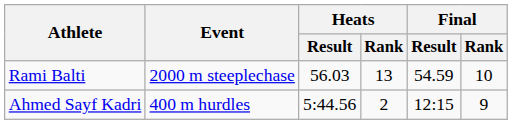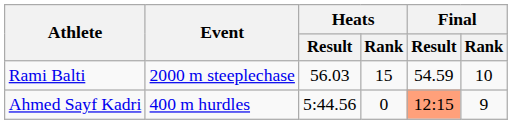(384, 75) 13 -> (384, 75) 15
(384, 104) 2 -> (384, 104) 0
(434, 104) no background -> (434, 104) lightsalmon background
